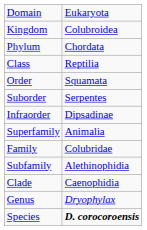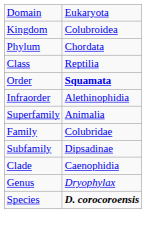(86, 81) normal -> (88, 81) bold
- row: (26, 98)
(89, 115) Dipsadinae -> (97, 98) Alethinophidia
(97, 166) Alethinophidia -> (89, 149) Dipsadinae
